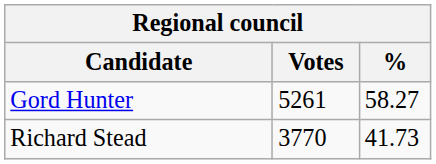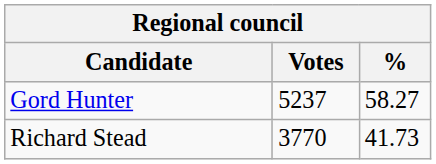(302, 100) 5261 -> (302, 100) 5237
